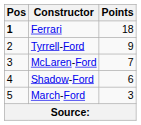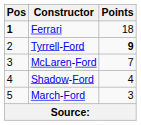(131, 46) normal -> (131, 46) bold
(131, 79) 6 -> (131, 79) 4
